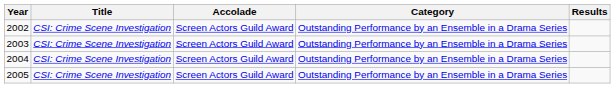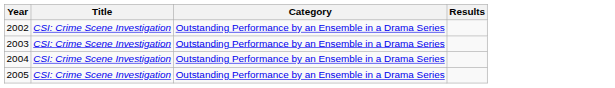- column: (235, 12)
